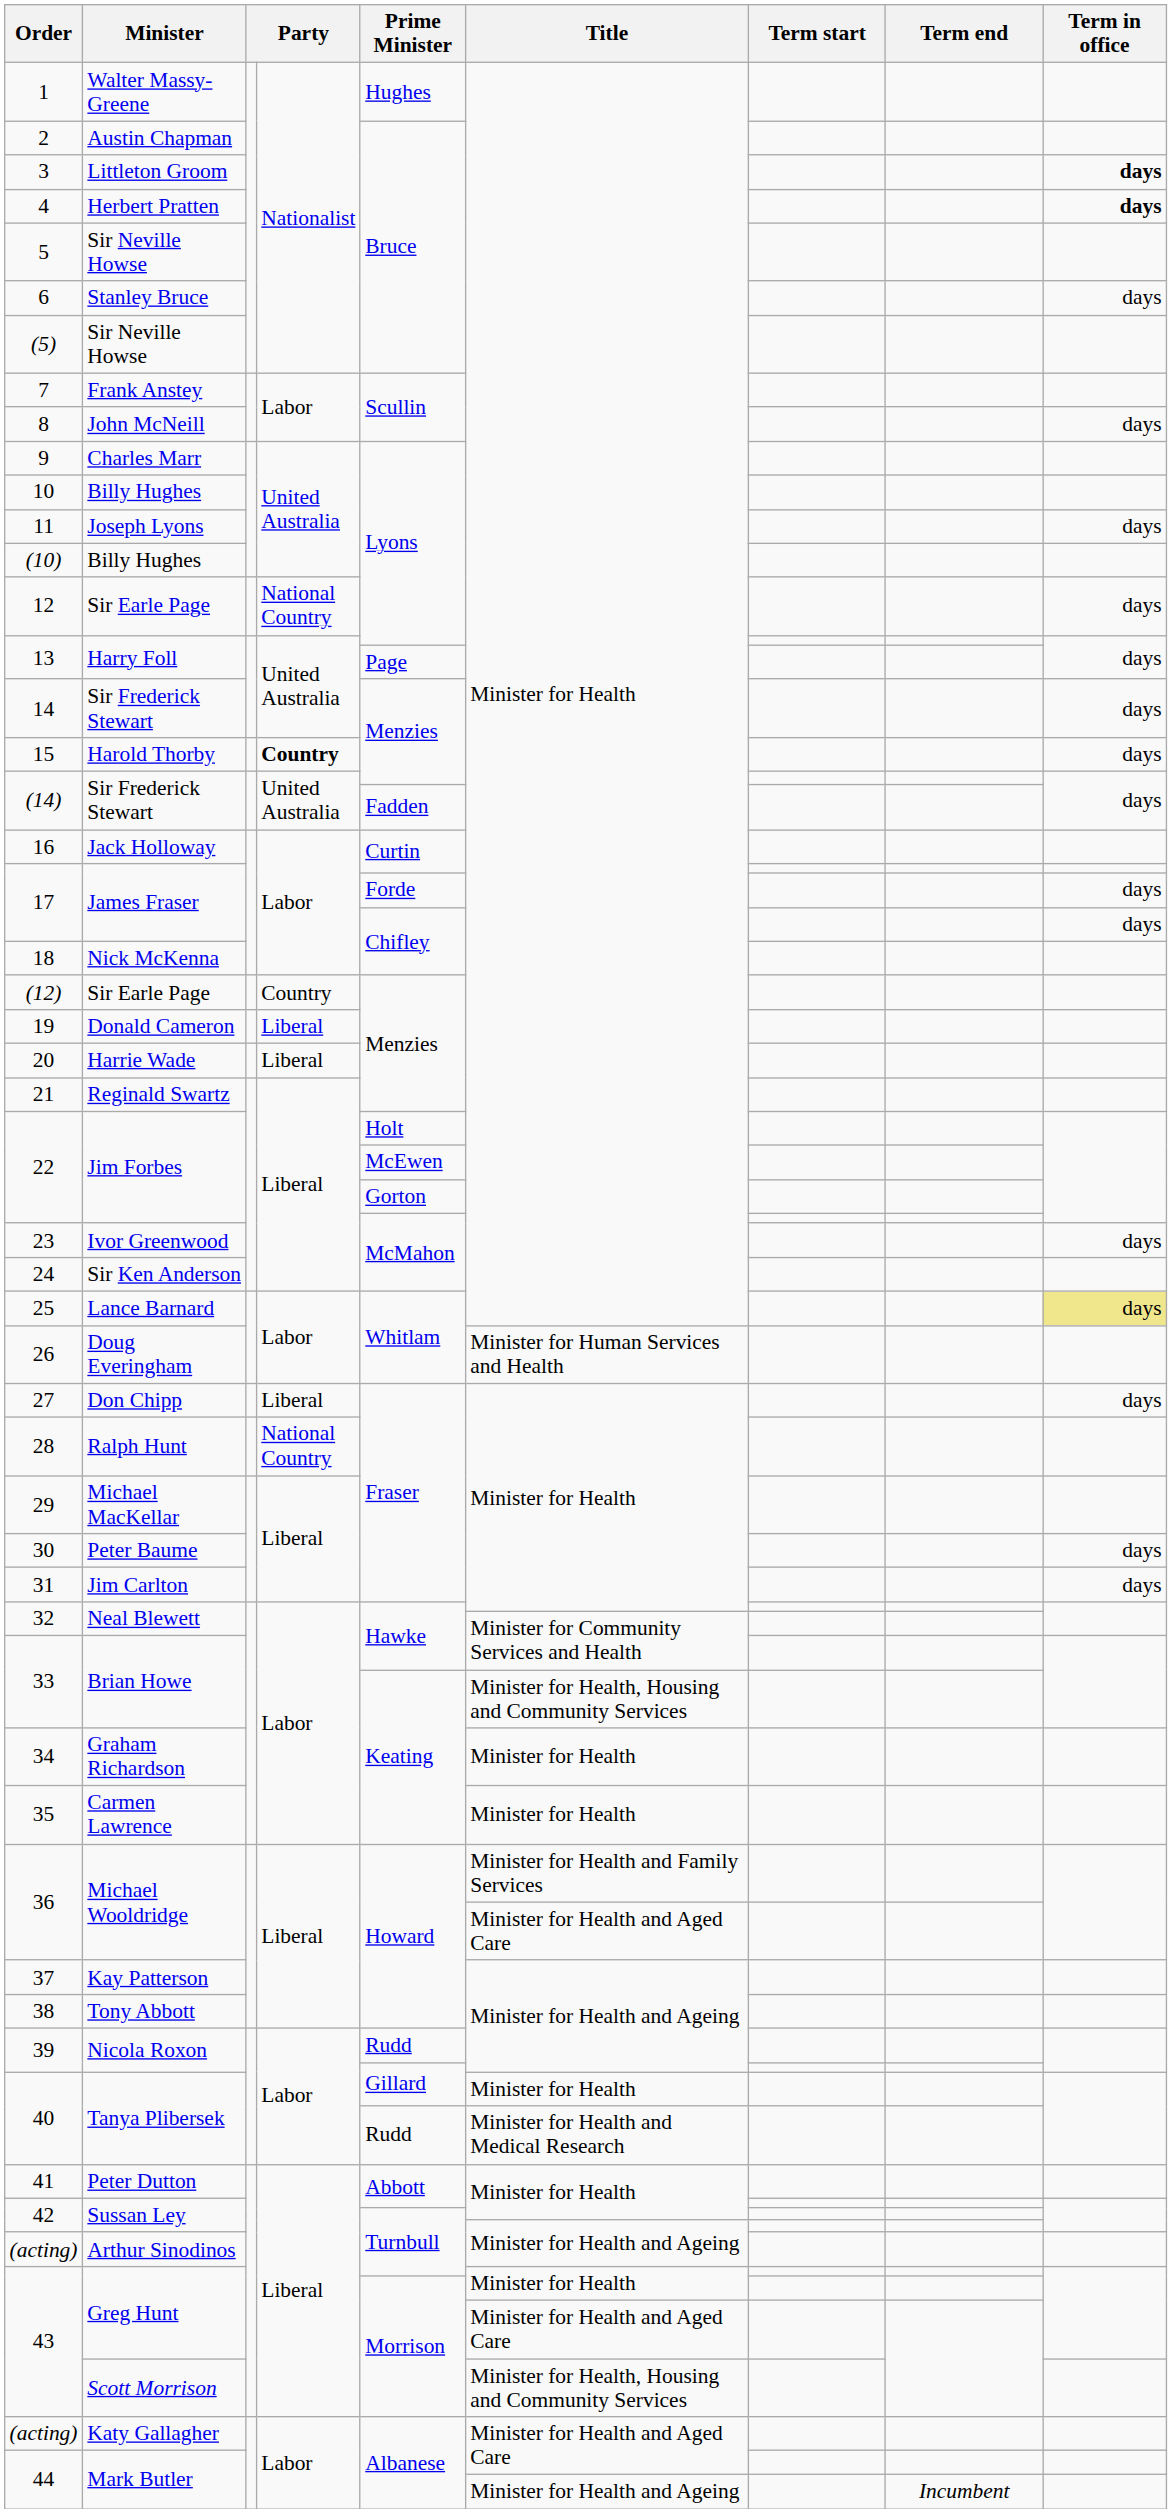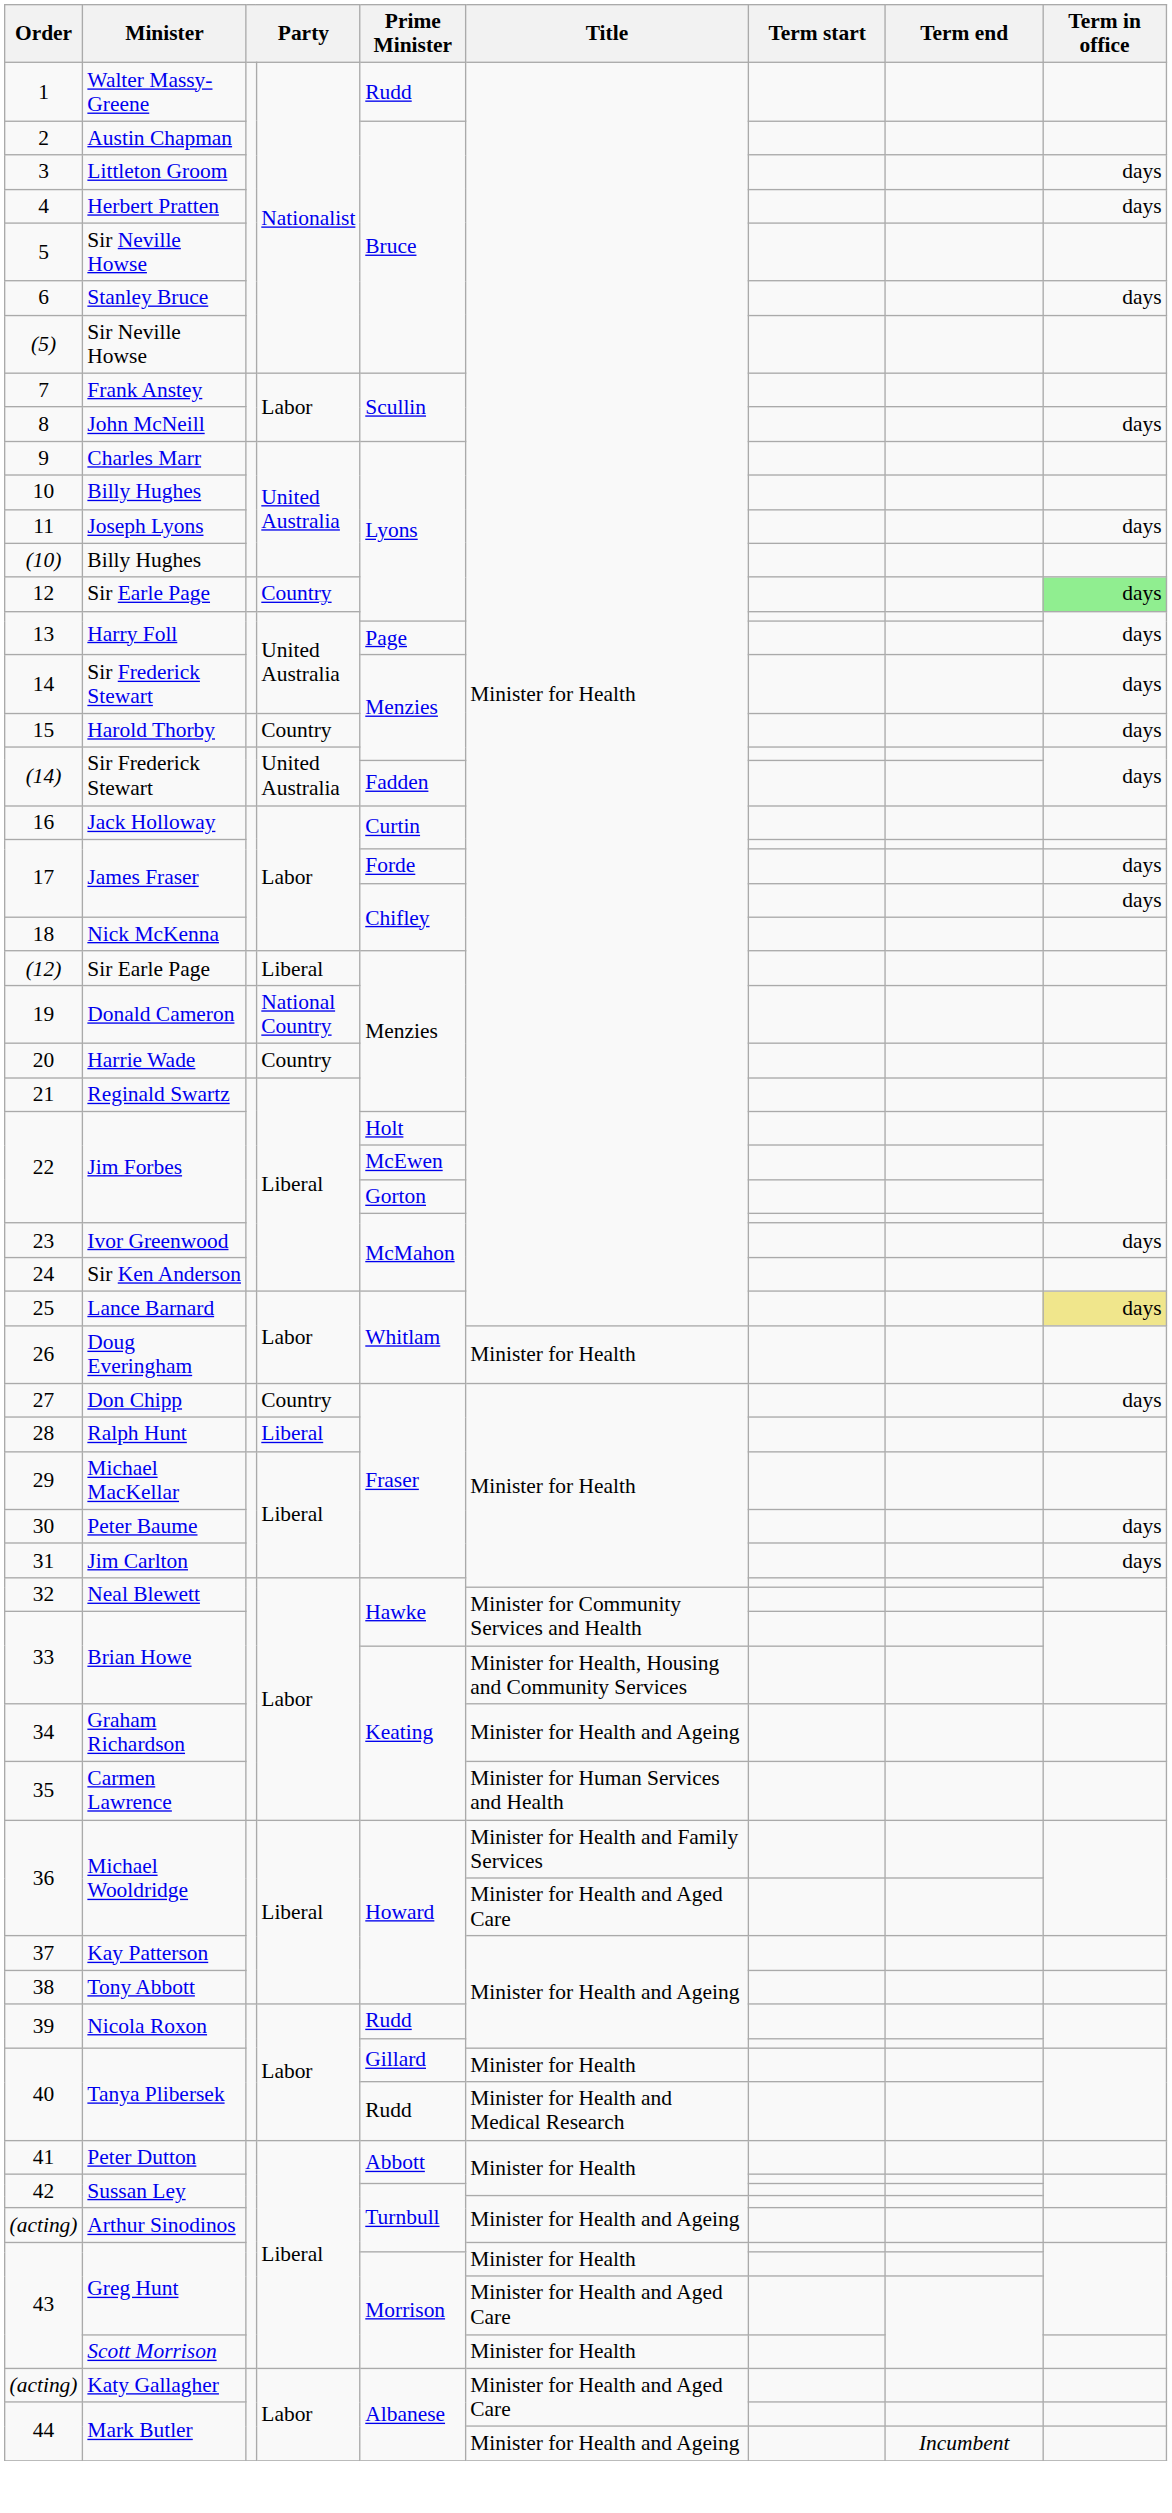(398, 91) Hughes -> (389, 91) Rudd
(1141, 171) bold -> (1142, 171) normal
(1141, 205) bold -> (1142, 205) normal
(298, 606) National Country -> (296, 594) Country
(1142, 606) no background -> (1142, 594) lightgreen background
(300, 754) bold -> (296, 730) normal
(296, 992) Country -> (292, 968) Liberal
(292, 1026) Liberal -> (298, 1014) National Country
(292, 1060) Liberal -> (296, 1060) Country
(595, 1354) Minister for Human Services and Health -> (553, 1354) Minister for Health
(292, 1400) Liberal -> (296, 1400) Country
(298, 1446) National Country -> (292, 1434) Liberal
(553, 1756) Minister for Health -> (605, 1732) Minister for Health and Ageing
(553, 1814) Minister for Health -> (595, 1790) Minister for Human Services and Health
(595, 2387) Minister for Health, Housing and Community Services -> (553, 2351) Minister for Health
